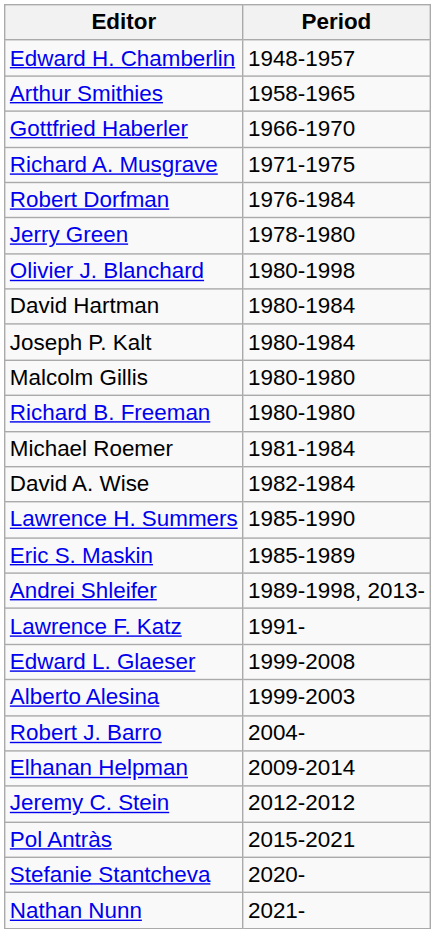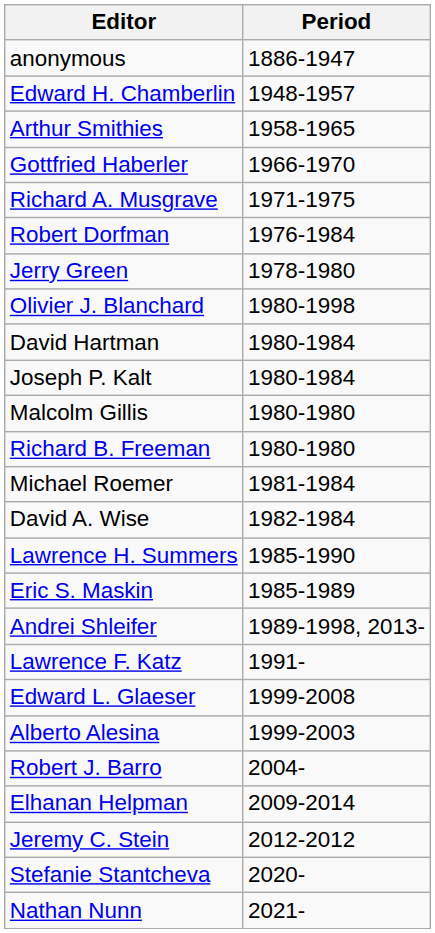+ row: (68, 57)
- row: (61, 839)
